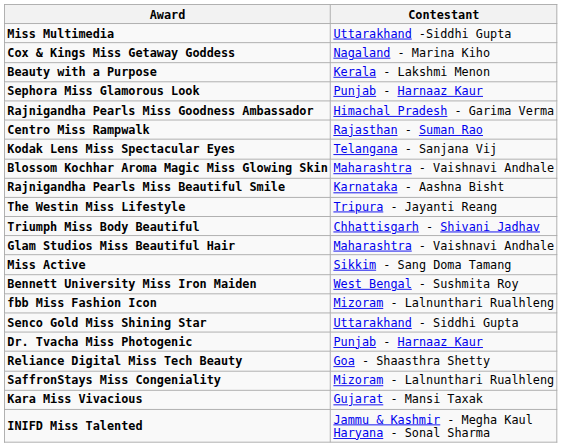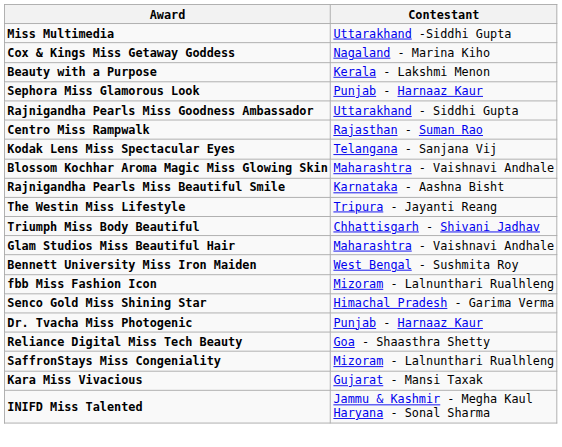(444, 110) Himachal Pradesh - Garima Verma -> (426, 110) Uttarakhand - Siddhi Gupta
- row: (46, 265)
(426, 323) Uttarakhand - Siddhi Gupta -> (444, 303) Himachal Pradesh - Garima Verma
